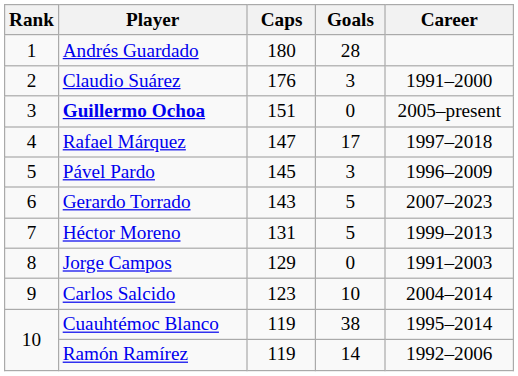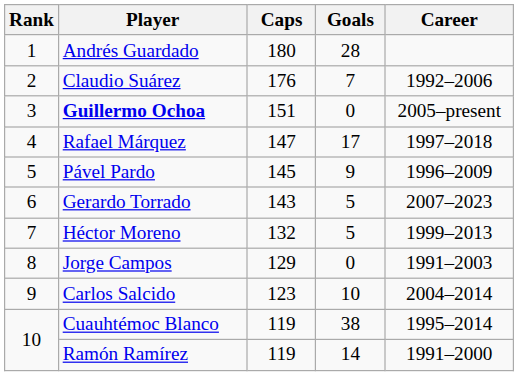(350, 80) 3 -> (350, 80) 7
(449, 80) 1991–2000 -> (449, 80) 1992–2006
(350, 171) 3 -> (350, 171) 9
(282, 232) 131 -> (282, 232) 132
(449, 354) 1992–2006 -> (449, 354) 1991–2000
